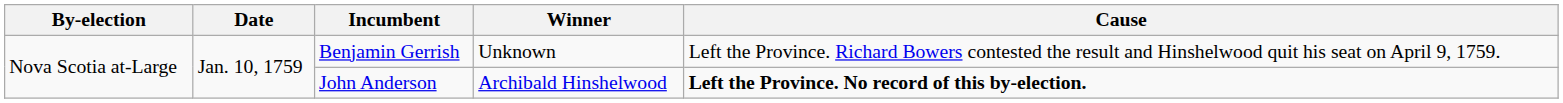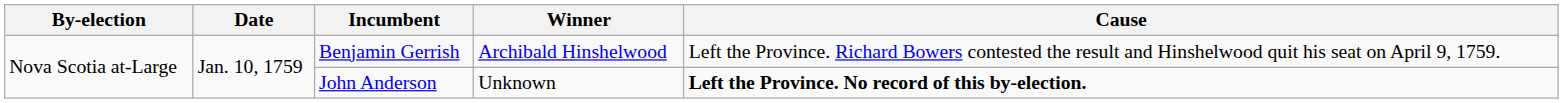(517, 51) Unknown -> (573, 51) Archibald Hinshelwood
(573, 82) Archibald Hinshelwood -> (517, 82) Unknown
